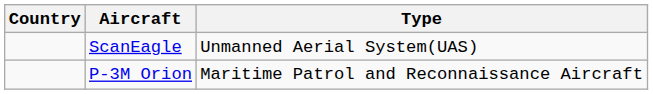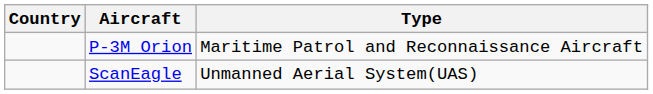rows swapped: (140, 75) <-> (135, 47)
